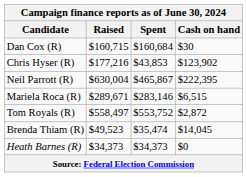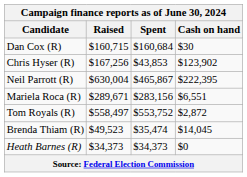(109, 63) $177,216 -> (109, 63) $167,256
(153, 96) $283,146 -> (153, 96) $283,156
(192, 96) $6,515 -> (192, 96) $6,551
